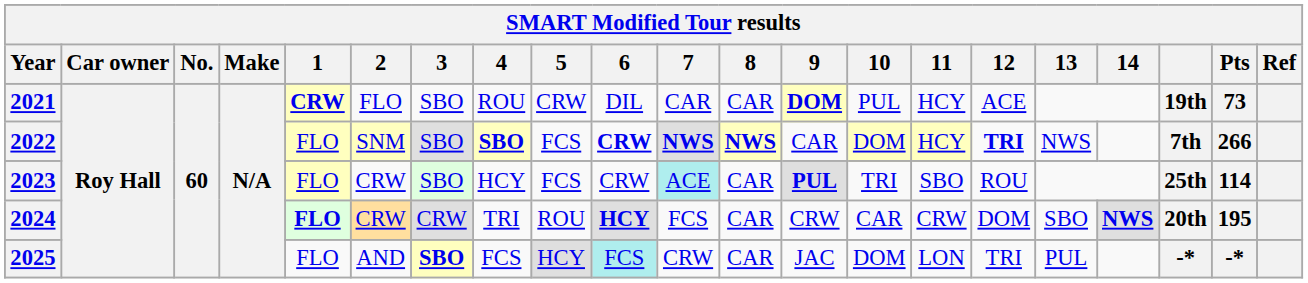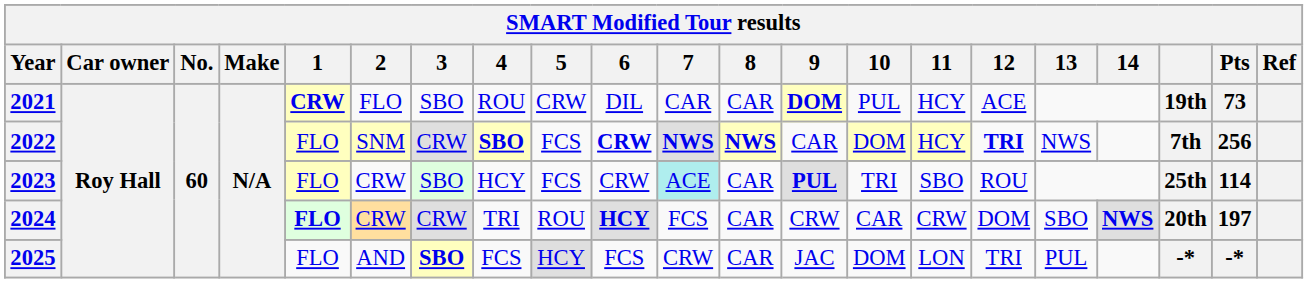(442, 141) SBO -> (442, 141) CRW
(1235, 141) 266 -> (1235, 141) 256
(1235, 219) 195 -> (1235, 219) 197
(624, 258) paleturquoise background -> (624, 258) no background
